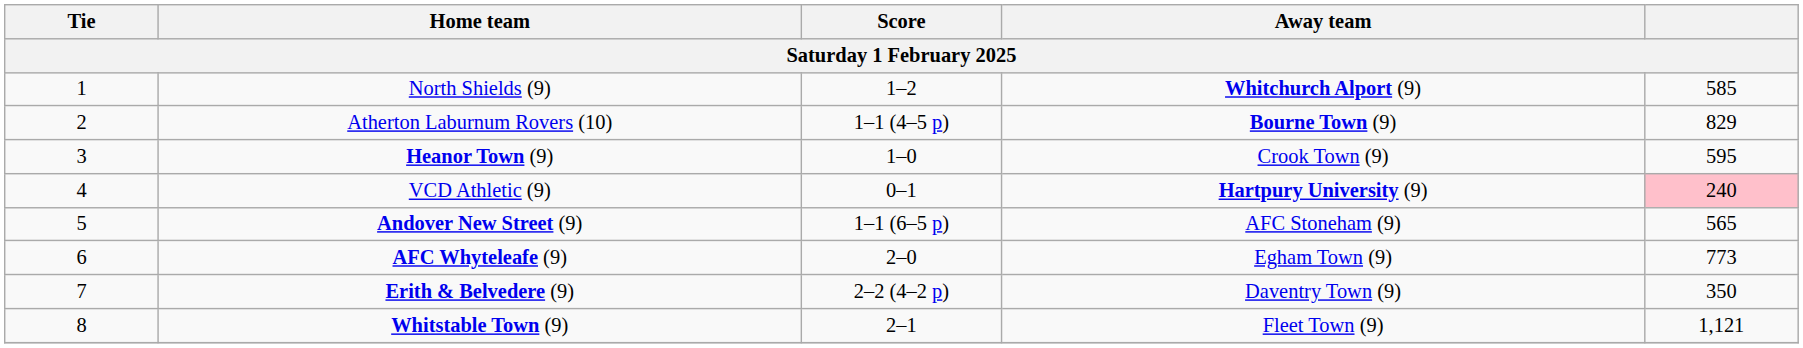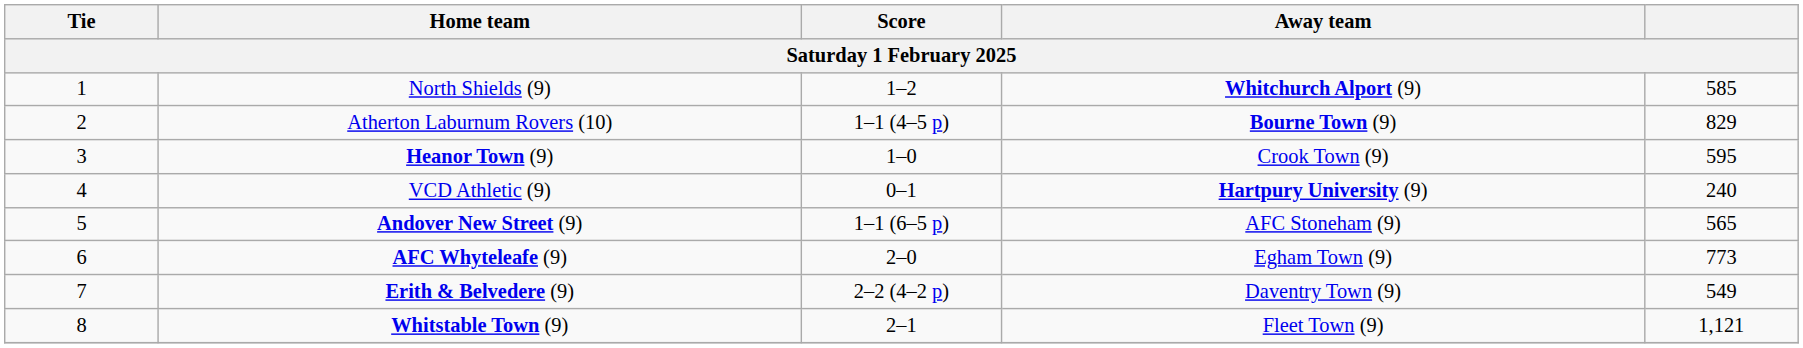(1721, 190) pink background -> (1721, 190) no background
(1721, 291) 350 -> (1721, 291) 549
